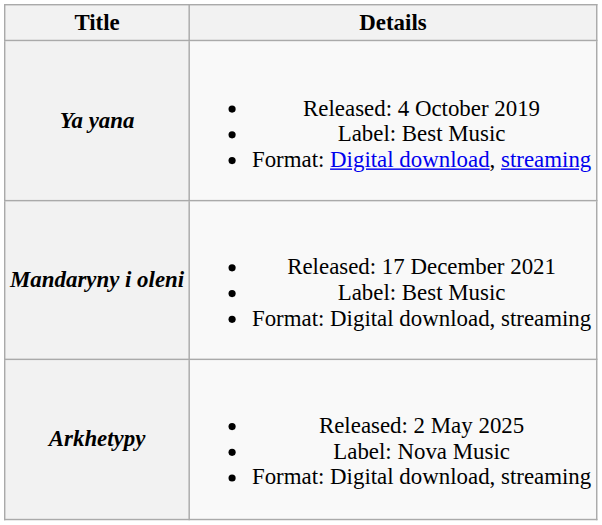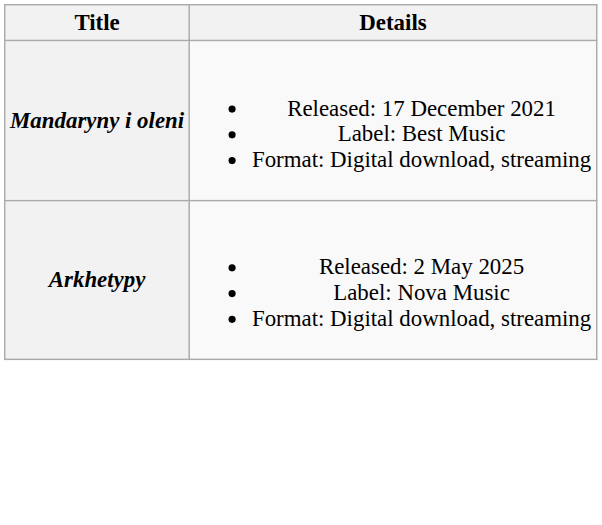- row: (97, 120)
